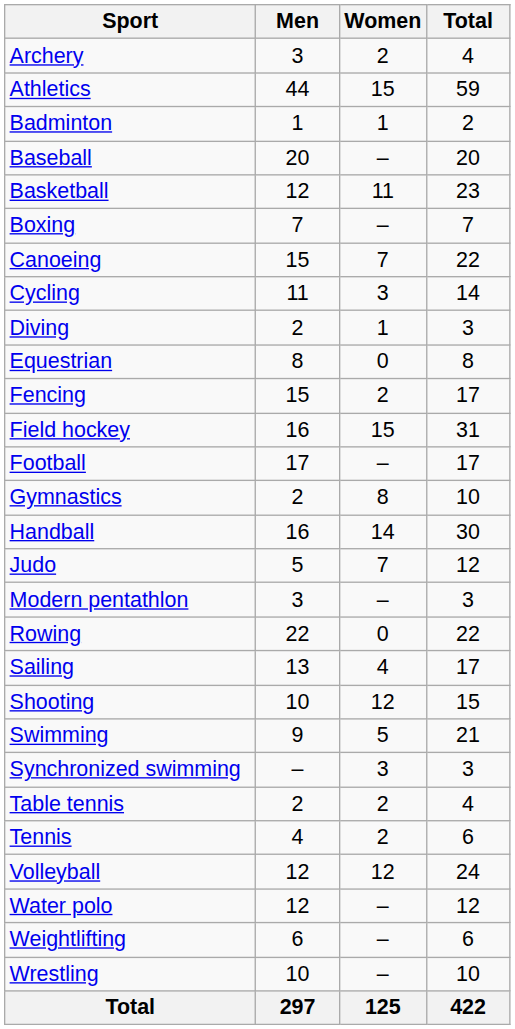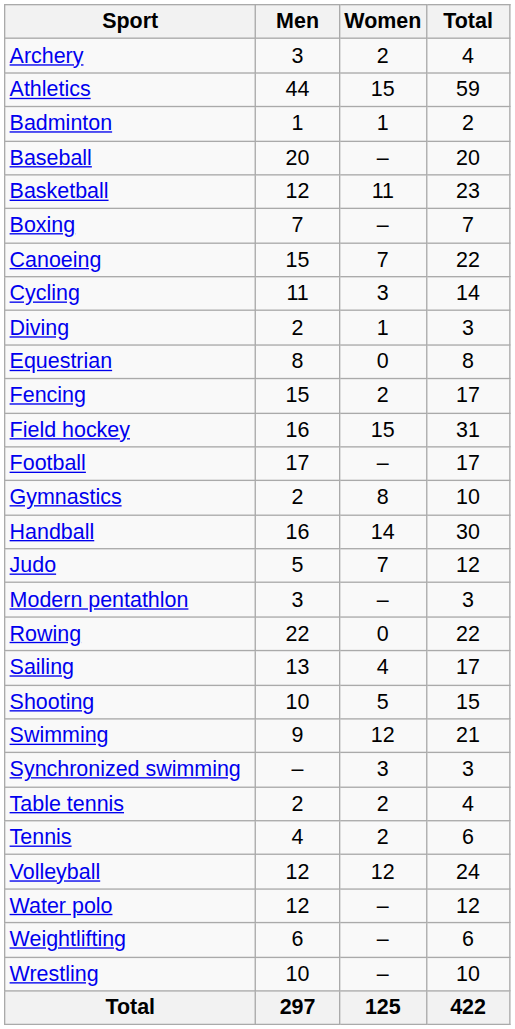(383, 701) 12 -> (383, 701) 5
(383, 735) 5 -> (383, 735) 12
